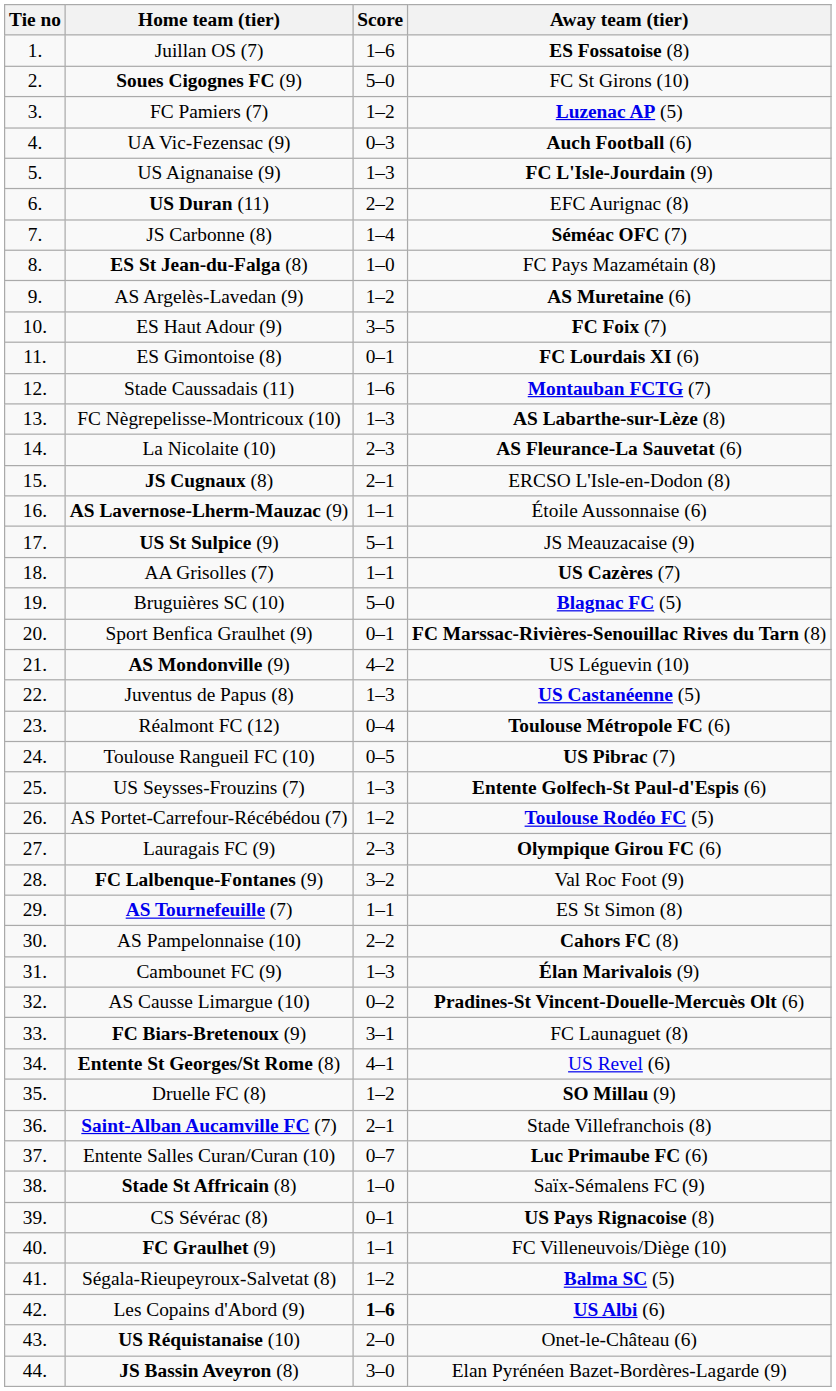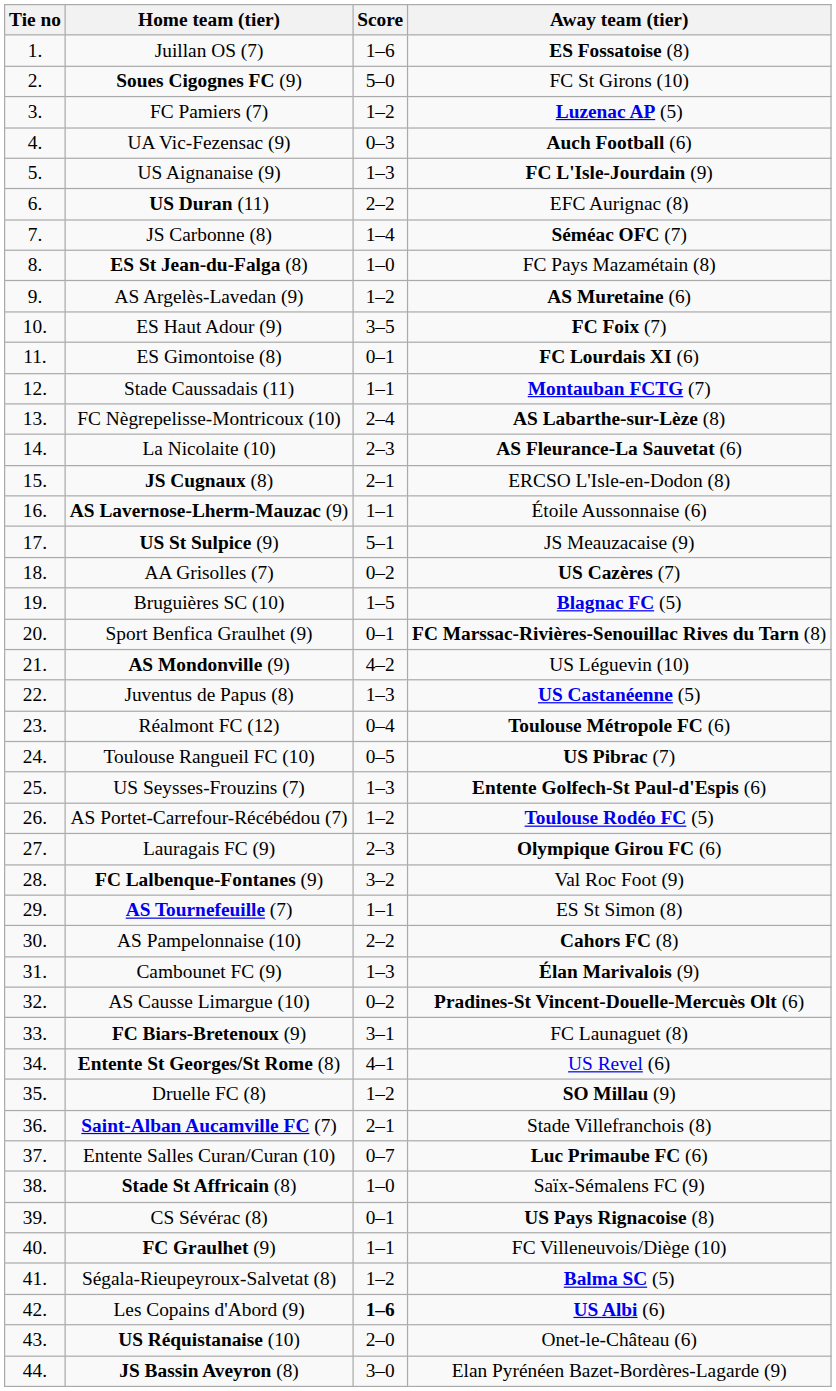(380, 388) 1–6 -> (380, 388) 1–1
(380, 419) 1–3 -> (380, 419) 2–4
(380, 572) 1–1 -> (380, 572) 0–2
(380, 603) 5–0 -> (380, 603) 1–5
